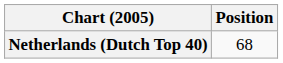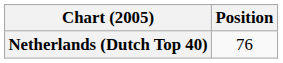(244, 44) 68 -> (244, 44) 76
